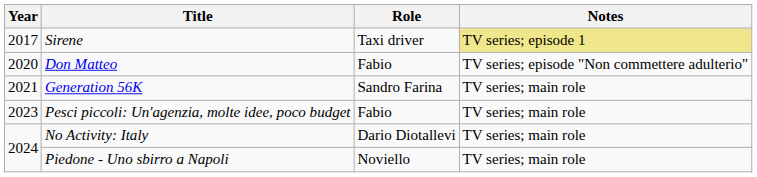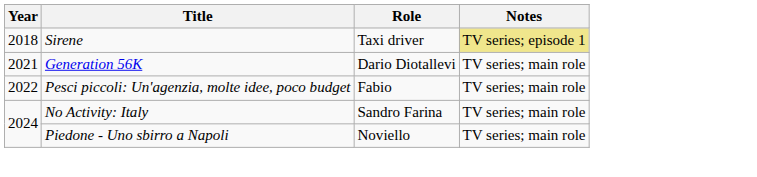(23, 40) 2017 -> (23, 40) 2018
- row: (81, 64)
(400, 87) Sandro Farina -> (407, 64) Dario Diotallevi
(23, 111) 2023 -> (23, 87) 2022
(407, 135) Dario Diotallevi -> (400, 111) Sandro Farina
